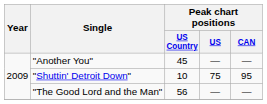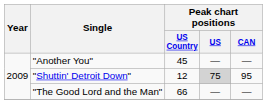(182, 76) 10 -> (182, 76) 12
(215, 76) no background -> (215, 76) lightgrey background
(182, 91) 56 -> (182, 91) 66
